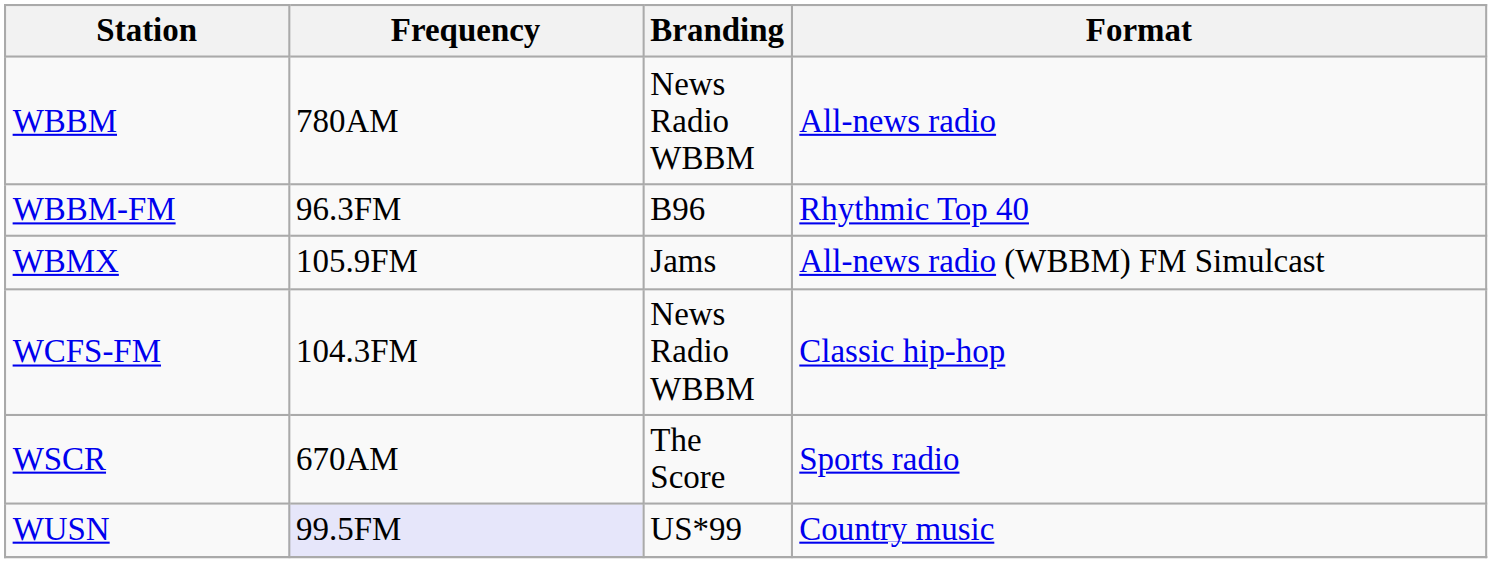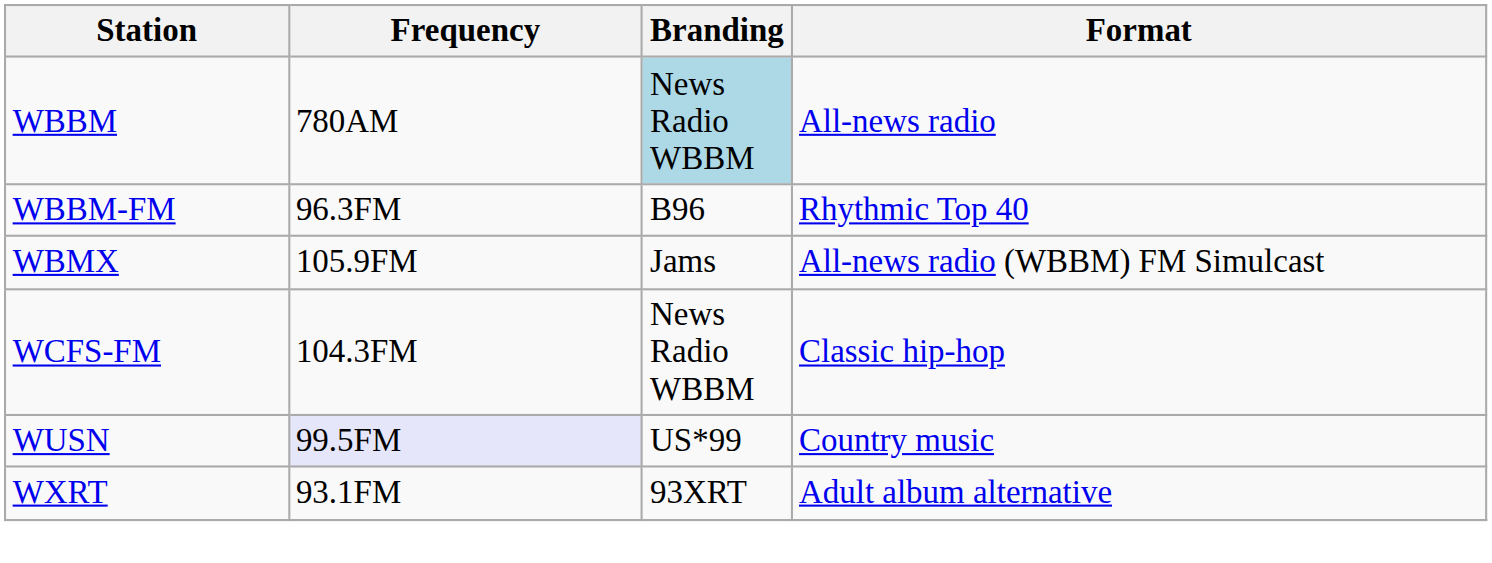(703, 119) no background -> (702, 119) lightblue background
- row: (59, 458)
+ row: (60, 492)
